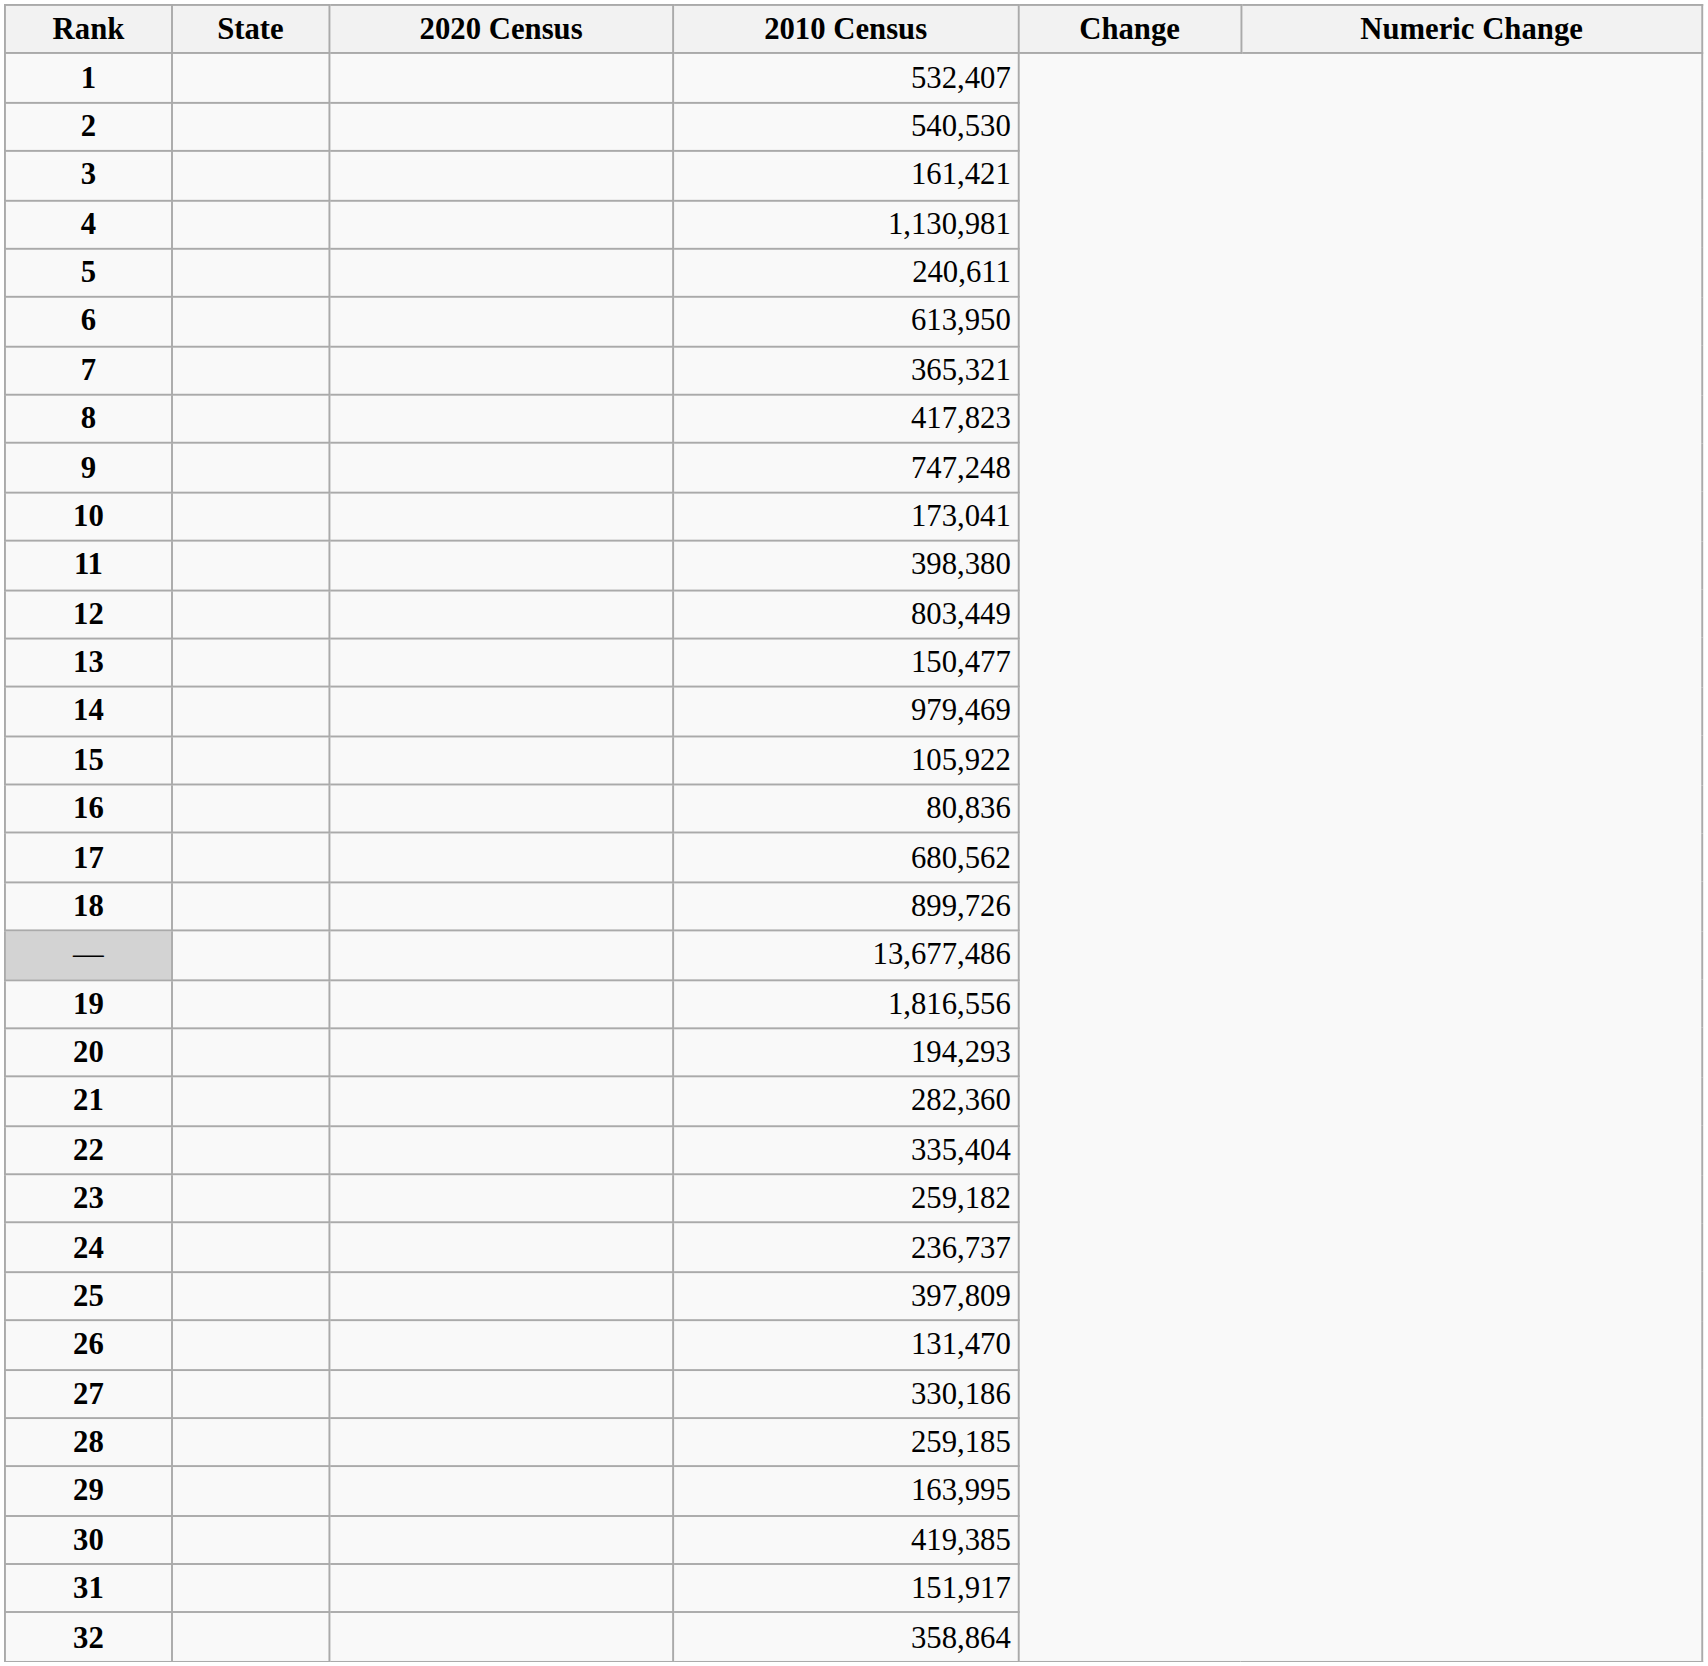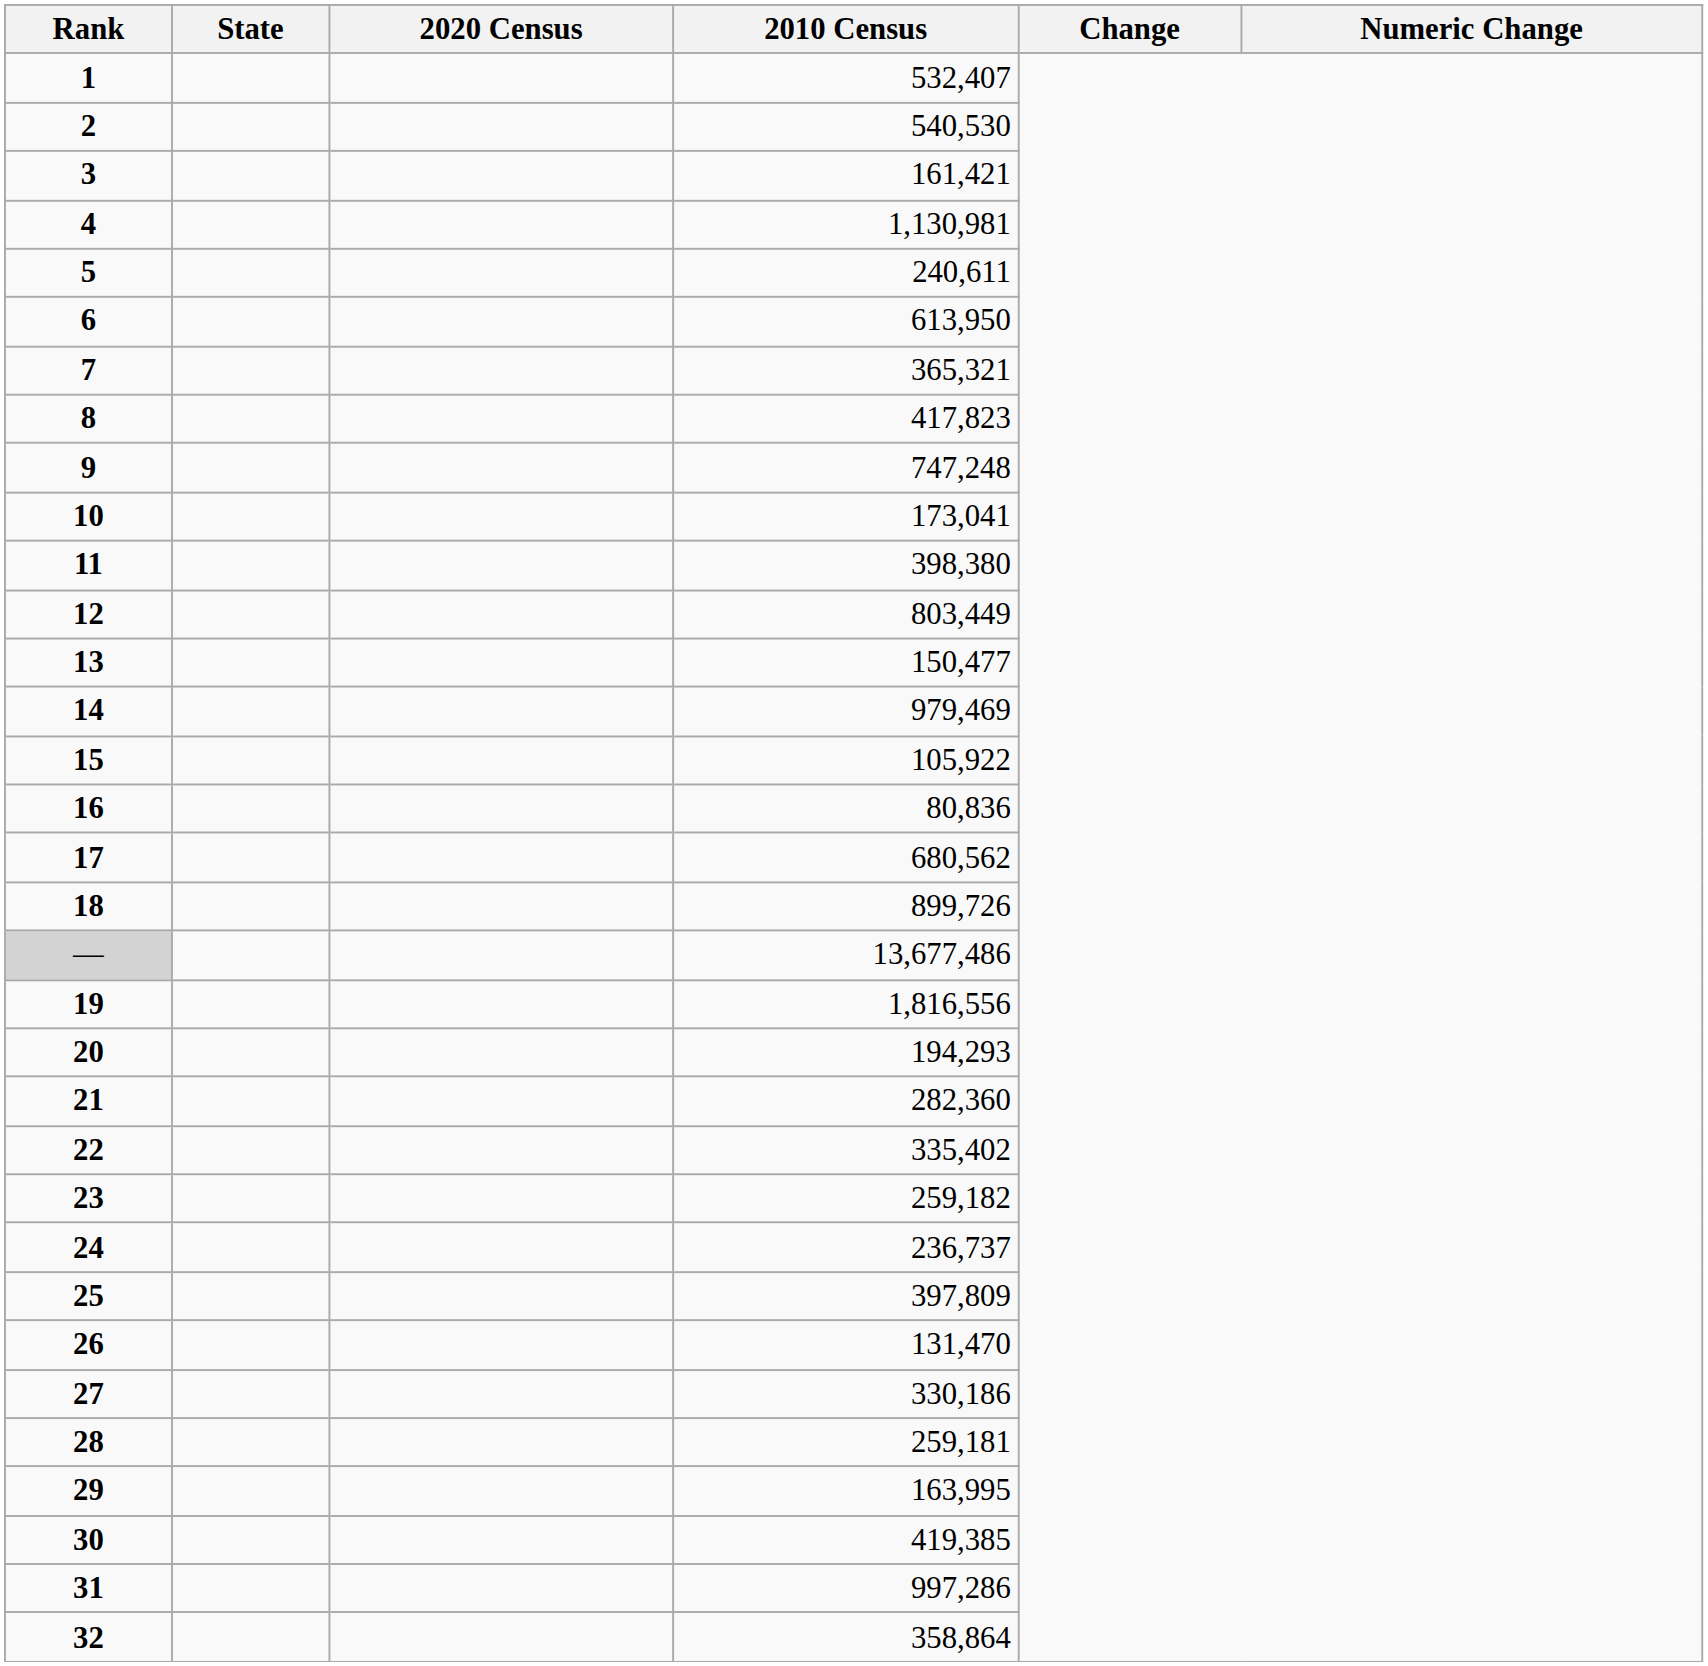(961, 1149) 335,404 -> (961, 1149) 335,402
(961, 1441) 259,185 -> (961, 1441) 259,181
(961, 1587) 151,917 -> (961, 1587) 997,286
